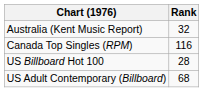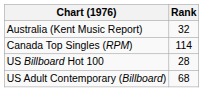(184, 45) 116 -> (184, 45) 114
